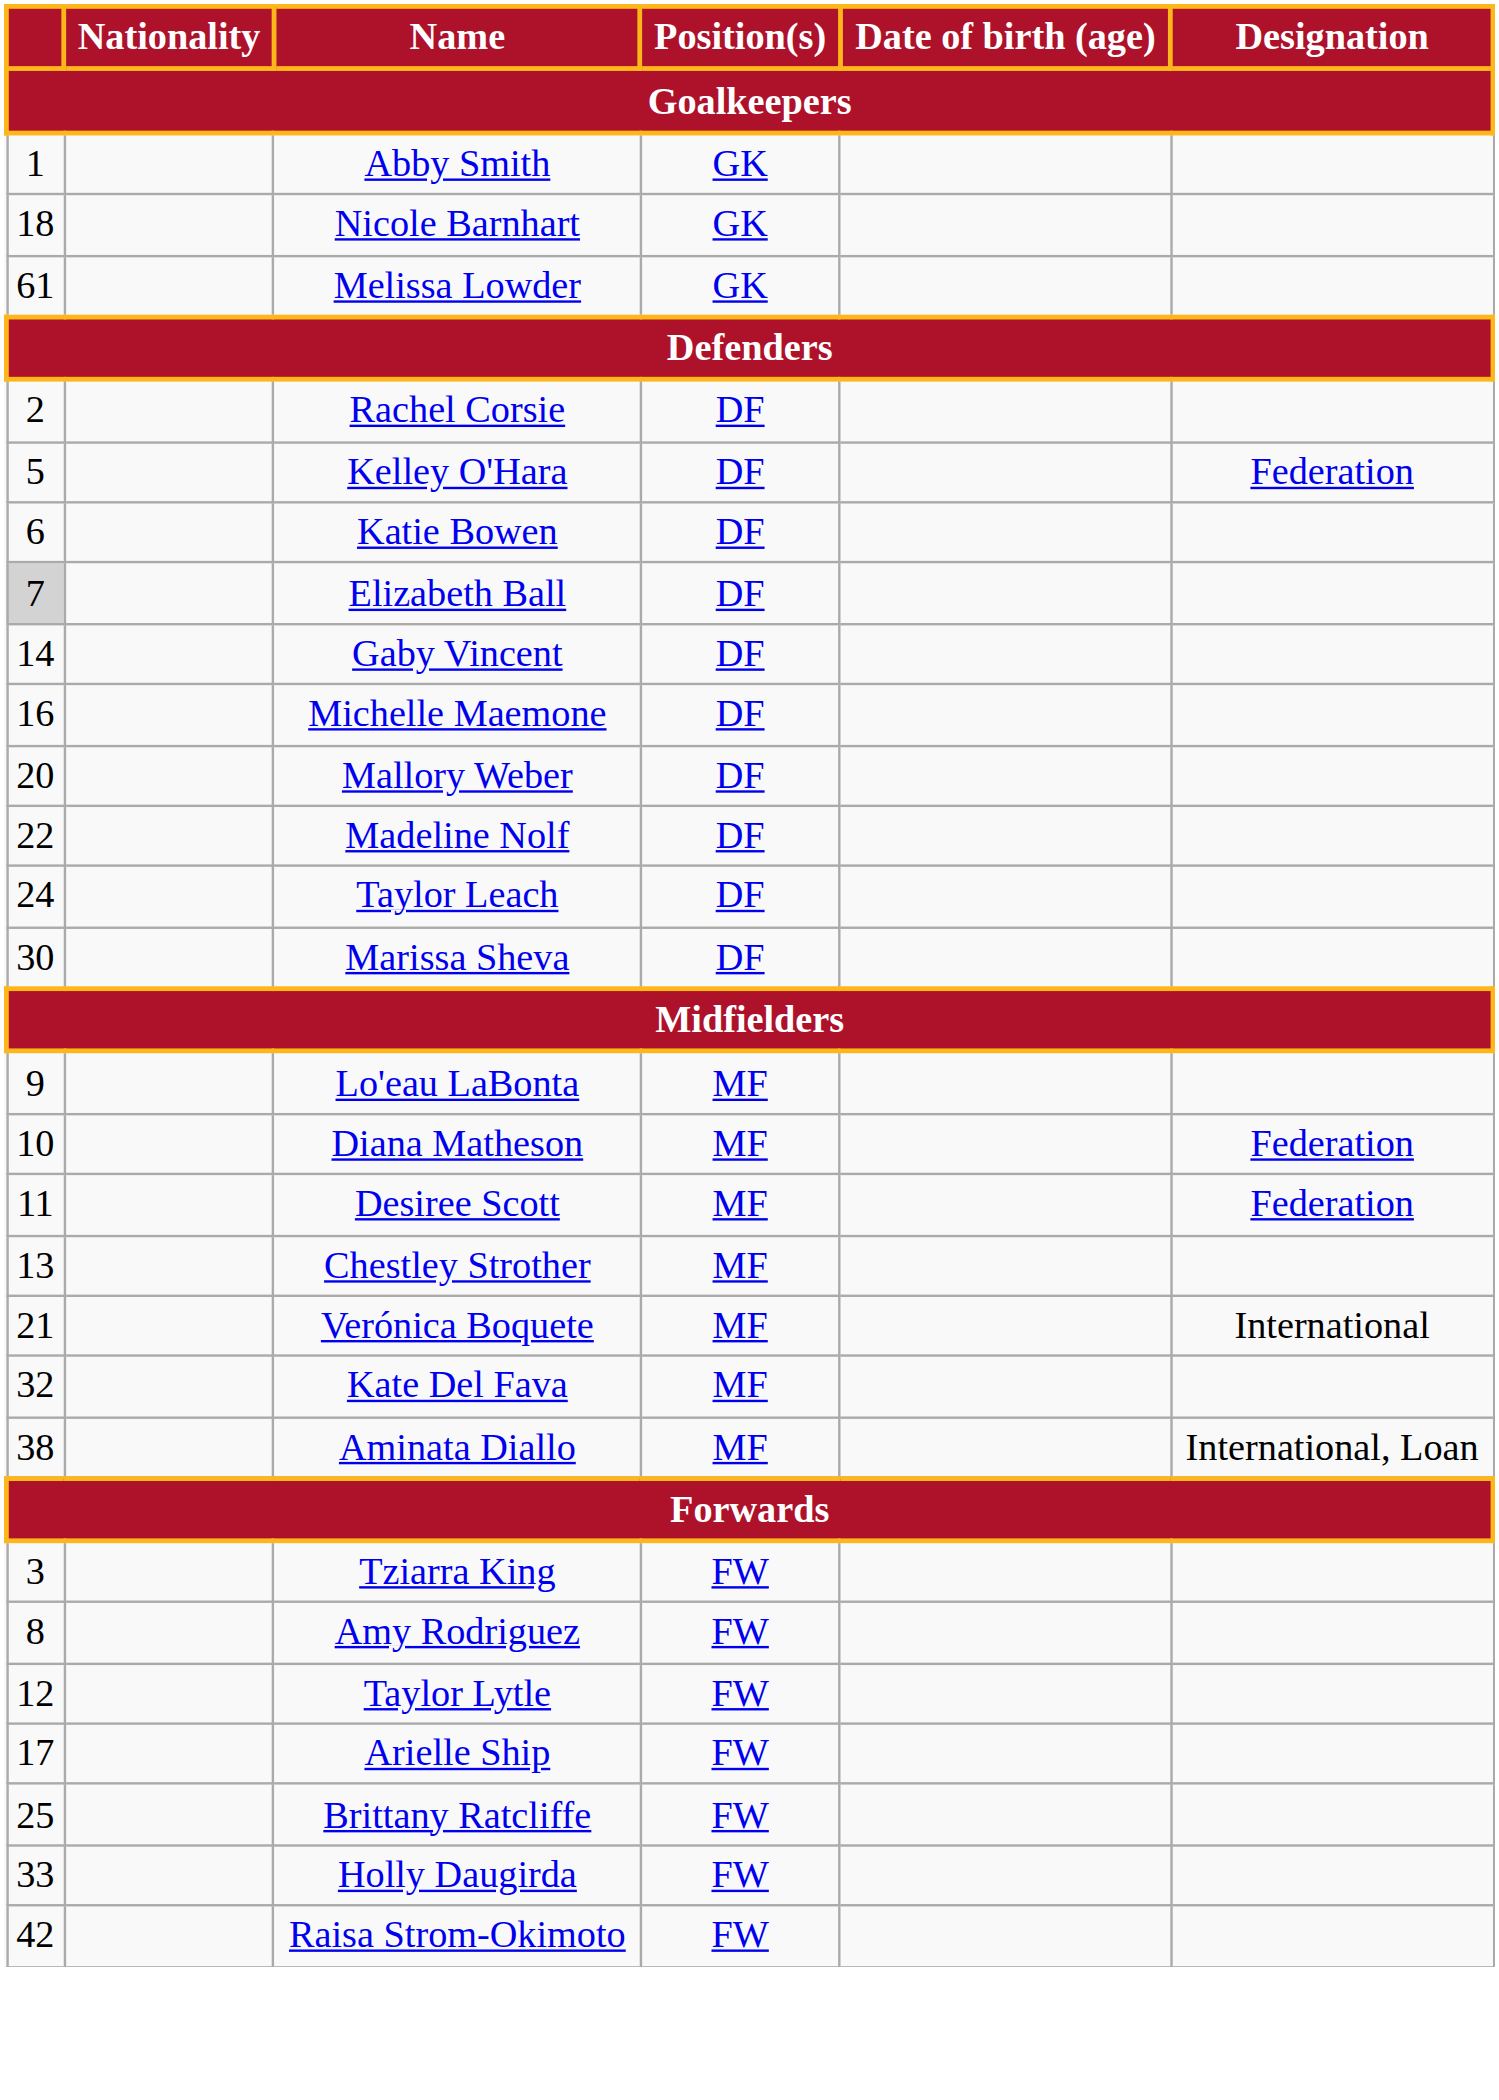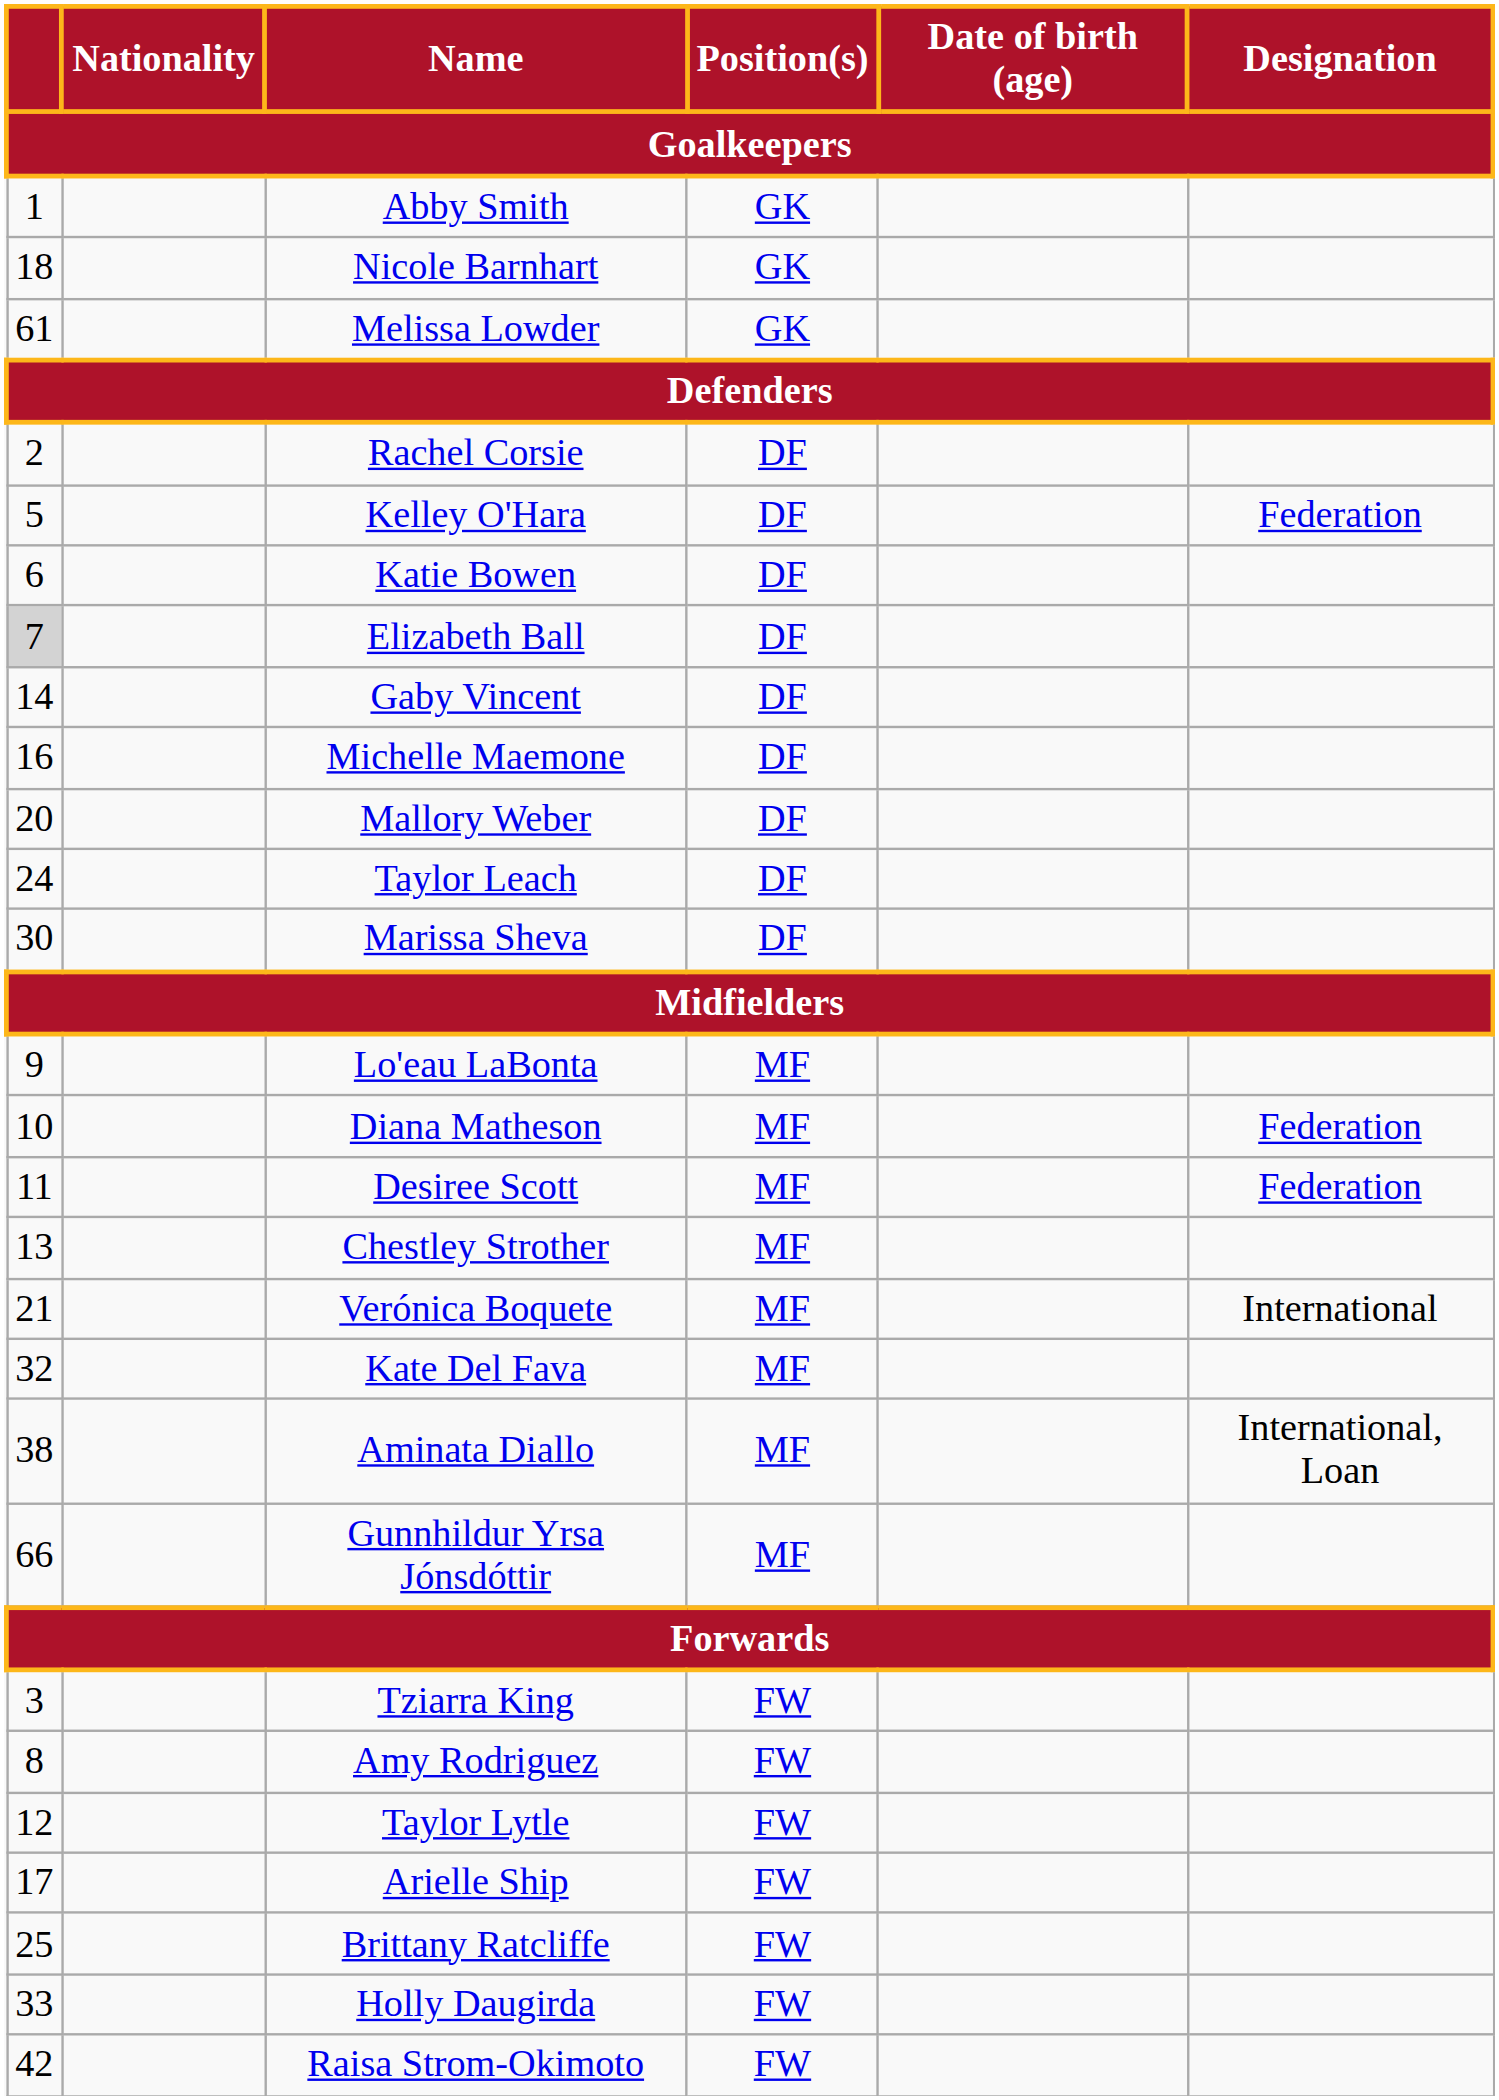- row: (457, 835)
+ row: (476, 1553)
